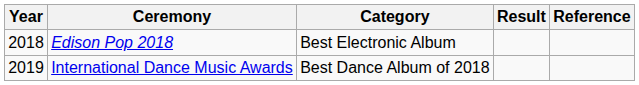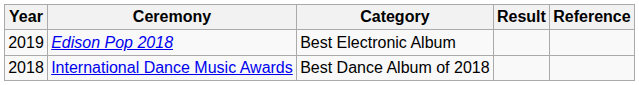(26, 42) 2018 -> (26, 42) 2019
(26, 67) 2019 -> (26, 67) 2018
